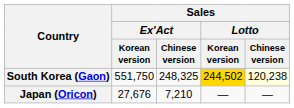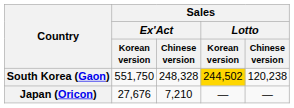(179, 77) 248,325 -> (179, 77) 248,328
(267, 77) lightyellow background -> (267, 77) no background
